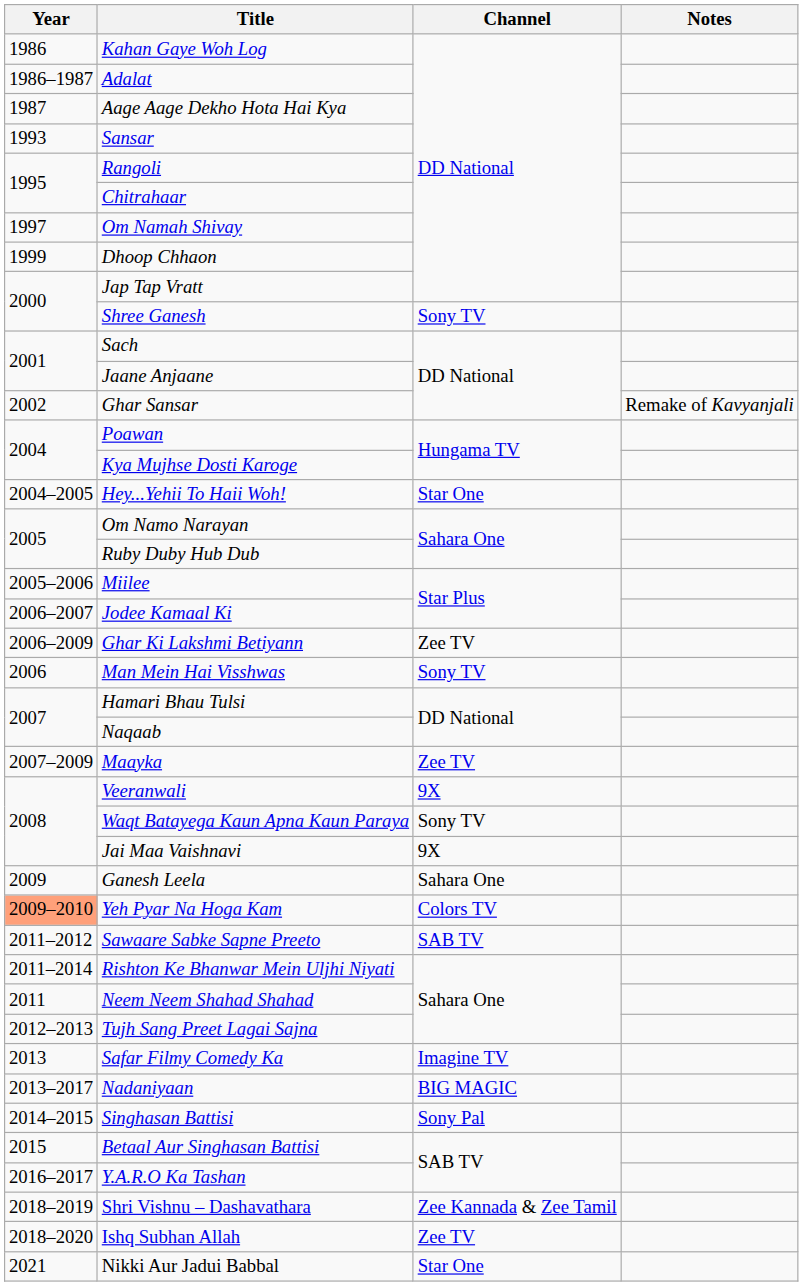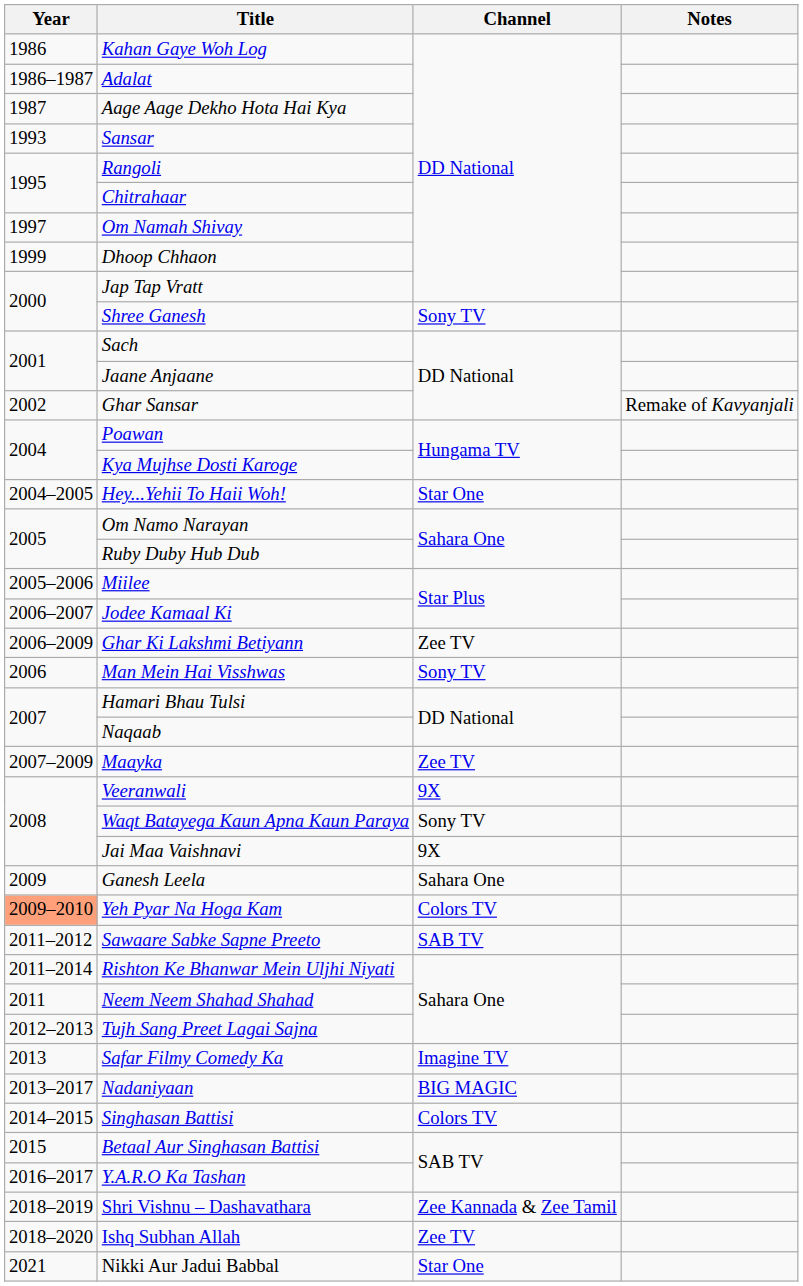(451, 1117) Sony Pal -> (457, 1117) Colors TV
